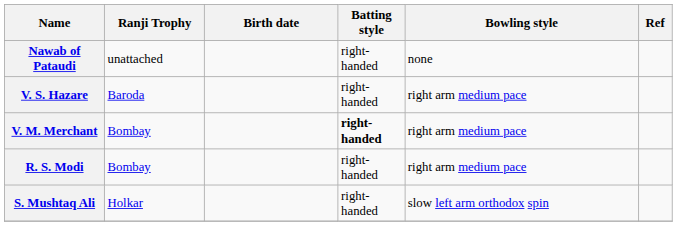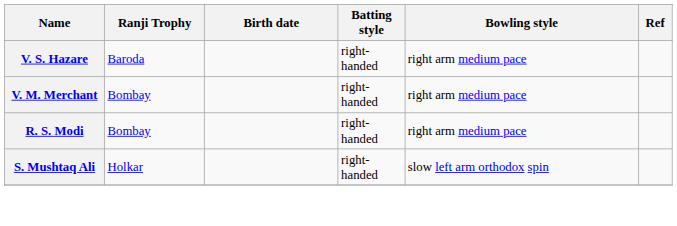- row: (54, 58)
(361, 131) bold -> (360, 95) normal
